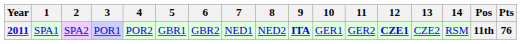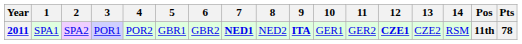(239, 30) normal -> (239, 30) bold
(506, 30) 76 -> (507, 30) 78
